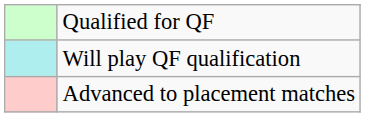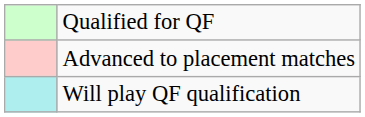rows swapped: (182, 58) <-> (209, 93)
